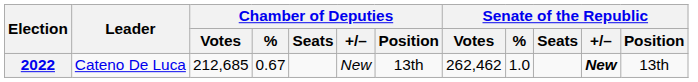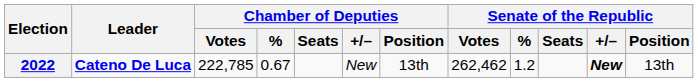(130, 65) normal -> (133, 65) bold
(221, 65) 212,685 -> (226, 65) 222,785
(519, 65) 1.0 -> (524, 65) 1.2
